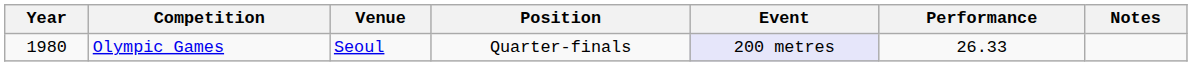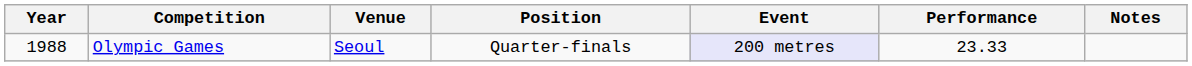(47, 47) 1980 -> (47, 47) 1988
(982, 47) 26.33 -> (982, 47) 23.33
